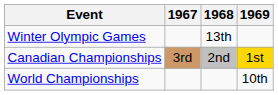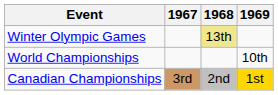(219, 36) no background -> (219, 36) khaki background
rows swapped: (73, 79) <-> (84, 57)
